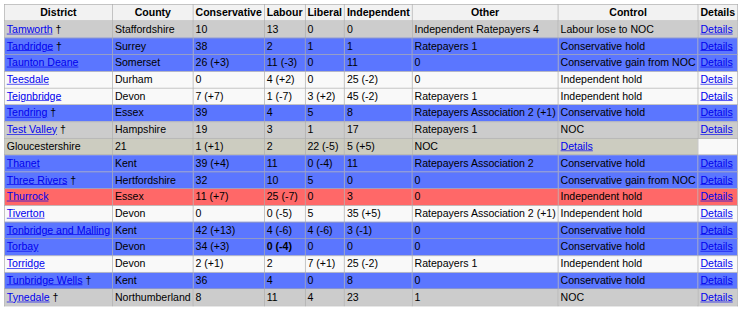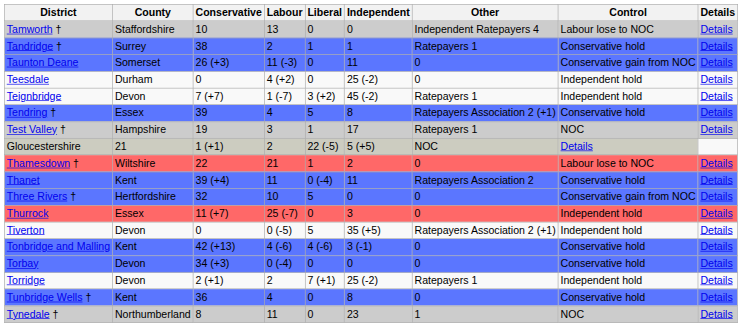+ row: (43, 163)
(279, 247) bold -> (279, 264) normal
(310, 297) 4 -> (310, 314) 0
